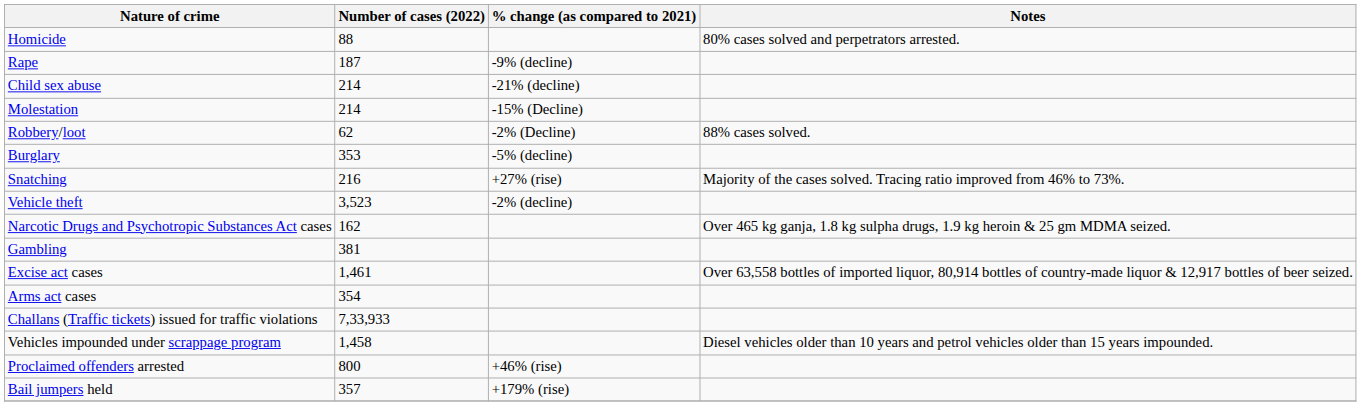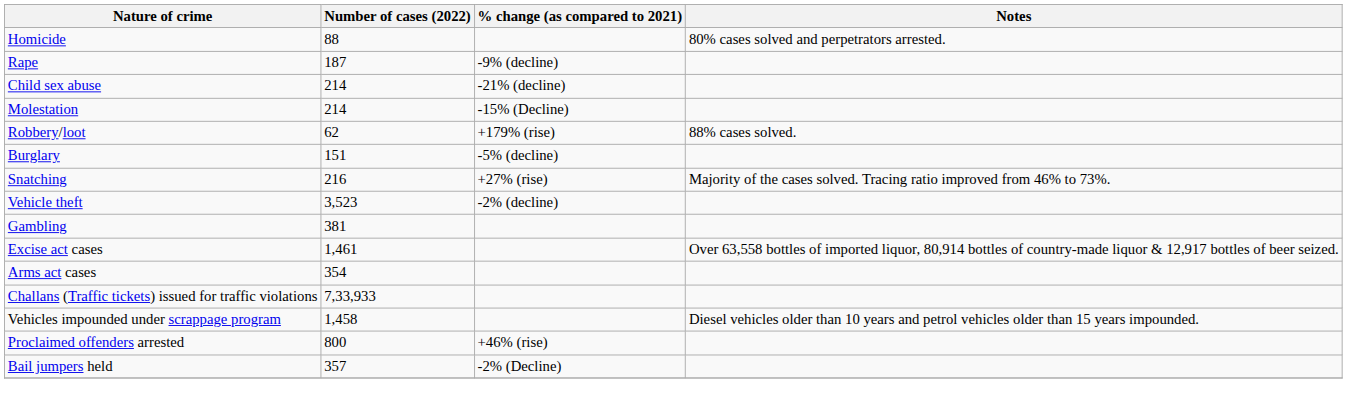(534, 132) -2% (Decline) -> (516, 132) +179% (rise)
(349, 156) 353 -> (335, 156) 151
- row: (170, 226)
(530, 389) +179% (rise) -> (519, 366) -2% (Decline)
